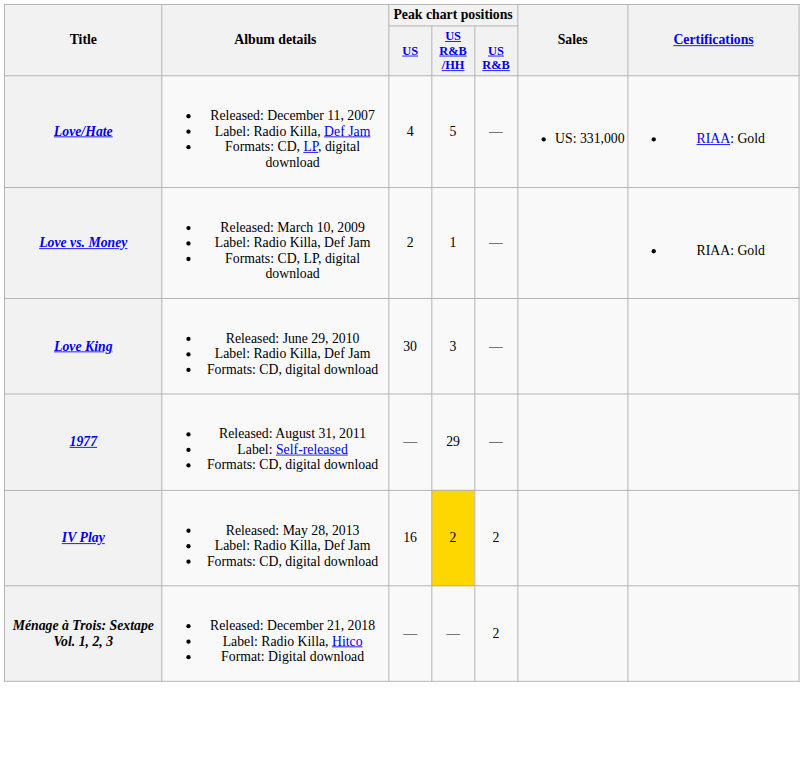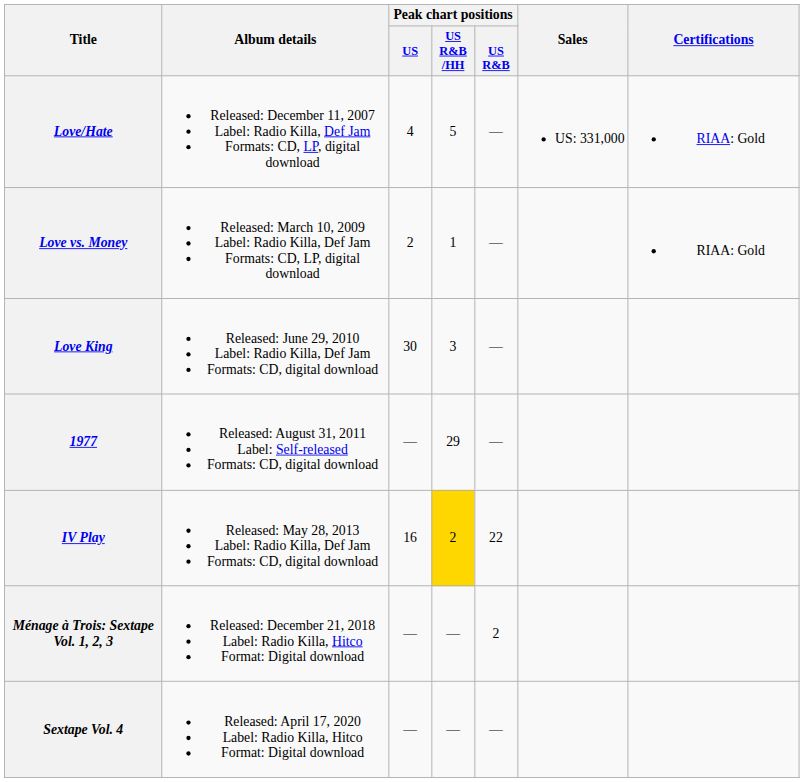(496, 537) 2 -> (496, 537) 22
+ row: (83, 729)
